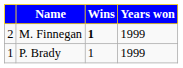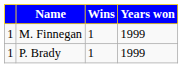(10, 33) 2 -> (10, 33) 1
(91, 33) bold -> (91, 33) normal
